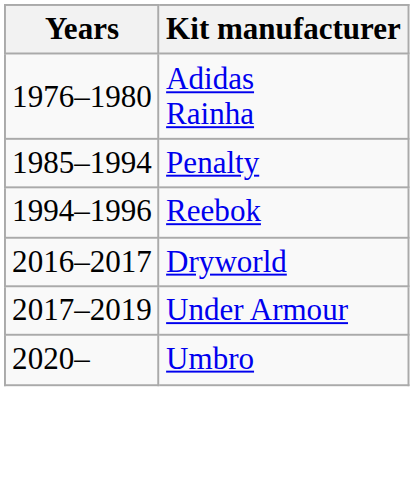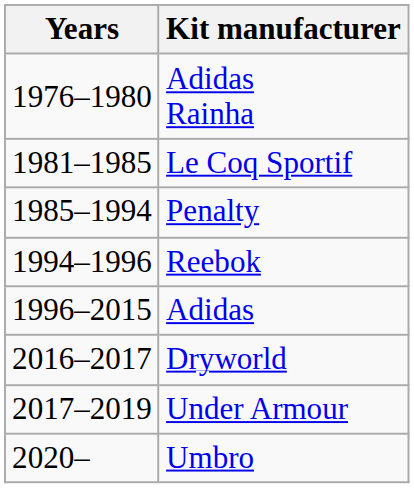+ row: (259, 162)
+ row: (210, 310)
